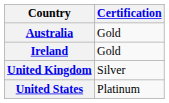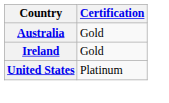- row: (49, 70)
